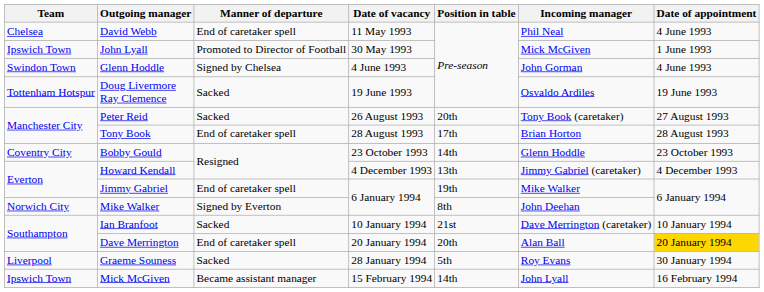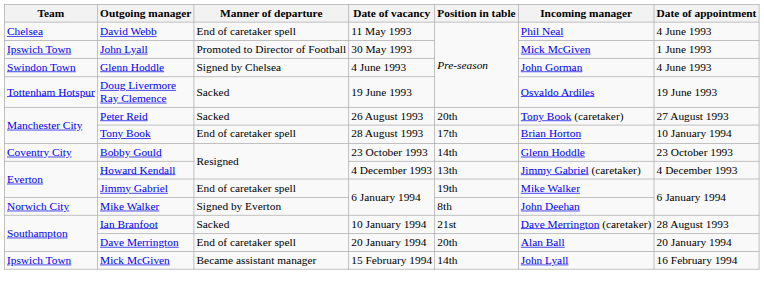(693, 134) 28 August 1993 -> (694, 134) 10 January 1994
(694, 224) 10 January 1994 -> (693, 224) 28 August 1993
(694, 242) gold background -> (694, 242) no background
- row: (138, 260)
